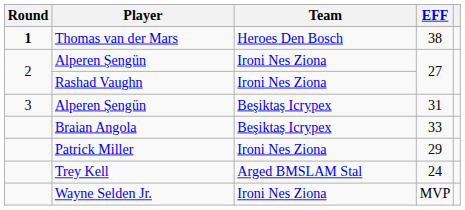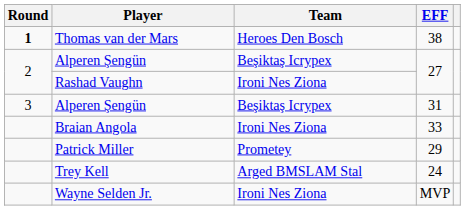(282, 60) Ironi Nes Ziona -> (284, 60) Beşiktaş Icrypex
(284, 127) Beşiktaş Icrypex -> (282, 127) Ironi Nes Ziona
(282, 149) Ironi Nes Ziona -> (264, 149) Prometey
